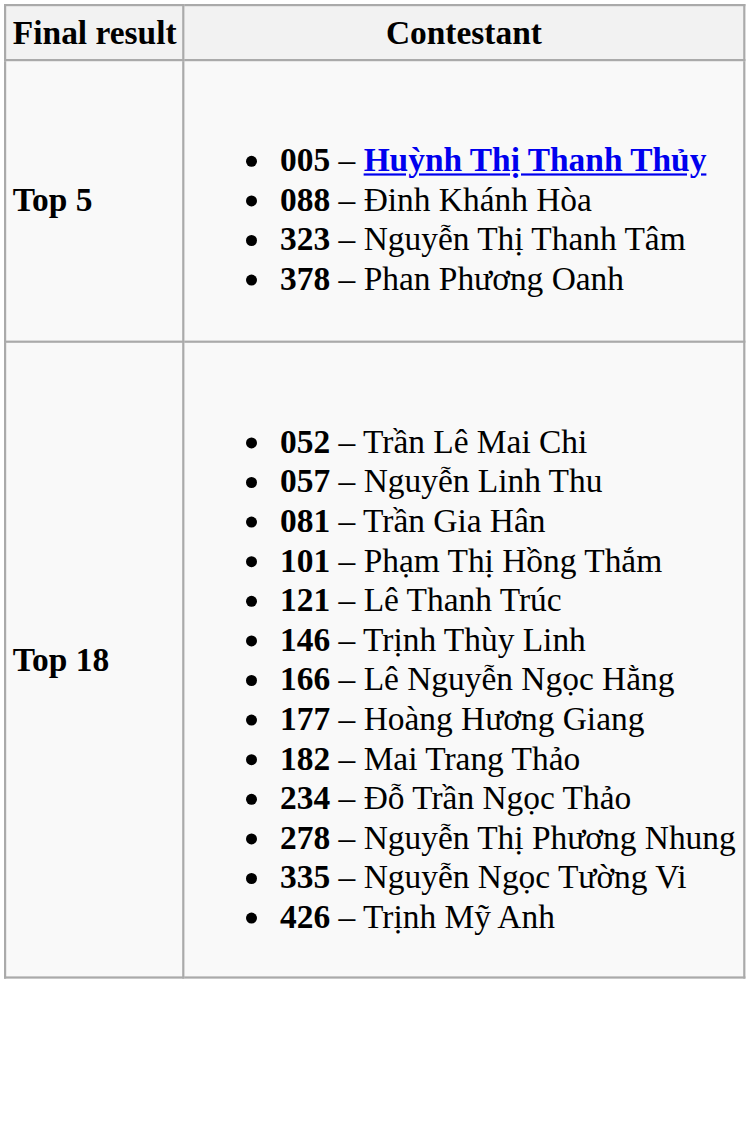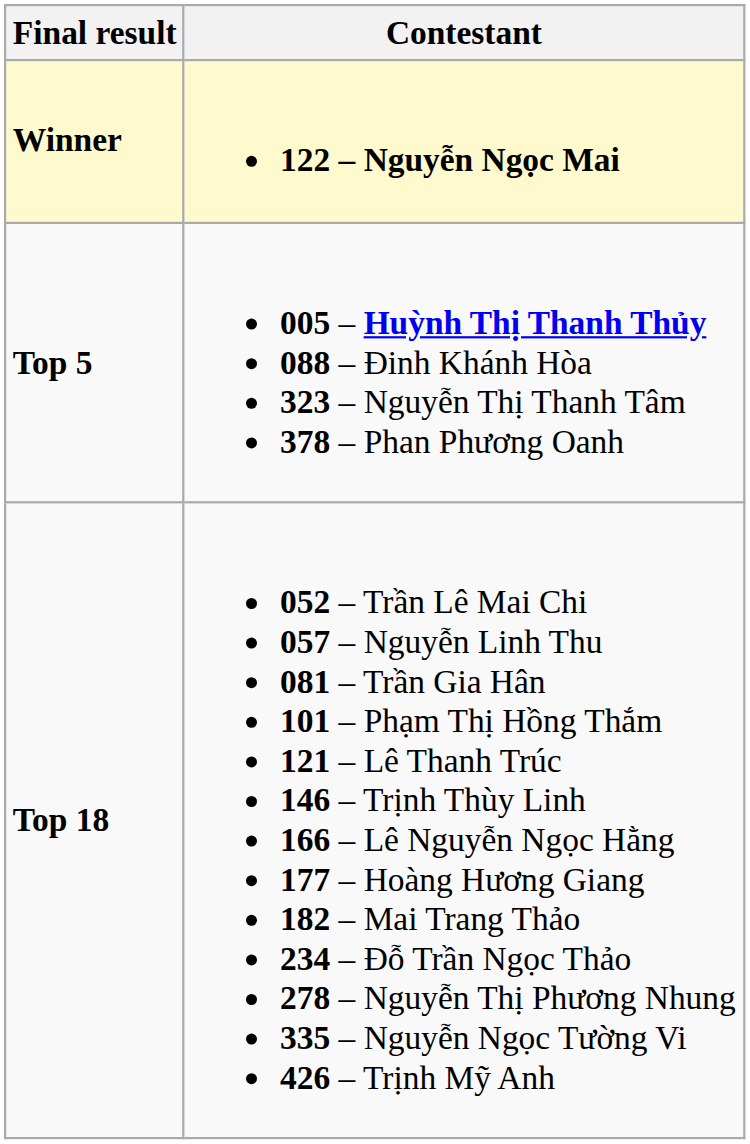+ row: (67, 140)
